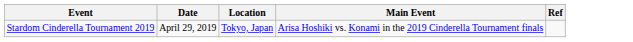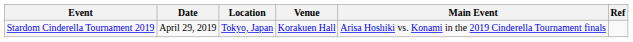+ column: (307, 12)
